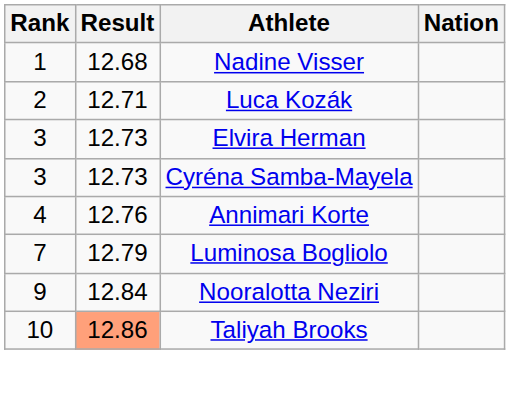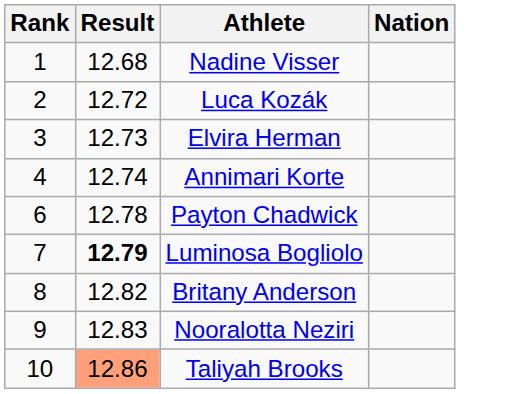(117, 100) 12.71 -> (117, 100) 12.72
- row: (289, 176)
(117, 215) 12.76 -> (117, 176) 12.74
+ row: (264, 215)
(117, 253) normal -> (117, 253) bold
+ row: (264, 291)
(117, 291) 12.84 -> (117, 330) 12.83
